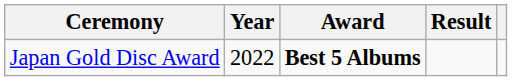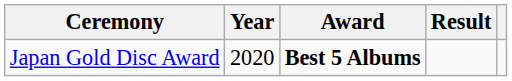(252, 57) 2022 -> (252, 57) 2020
